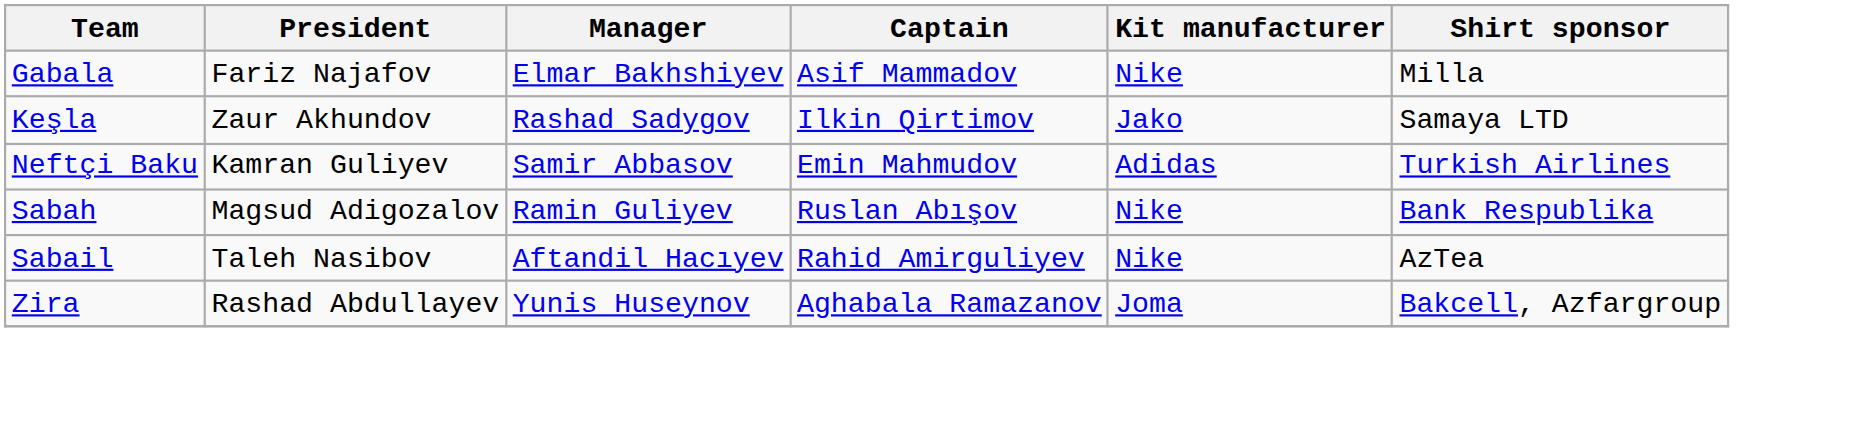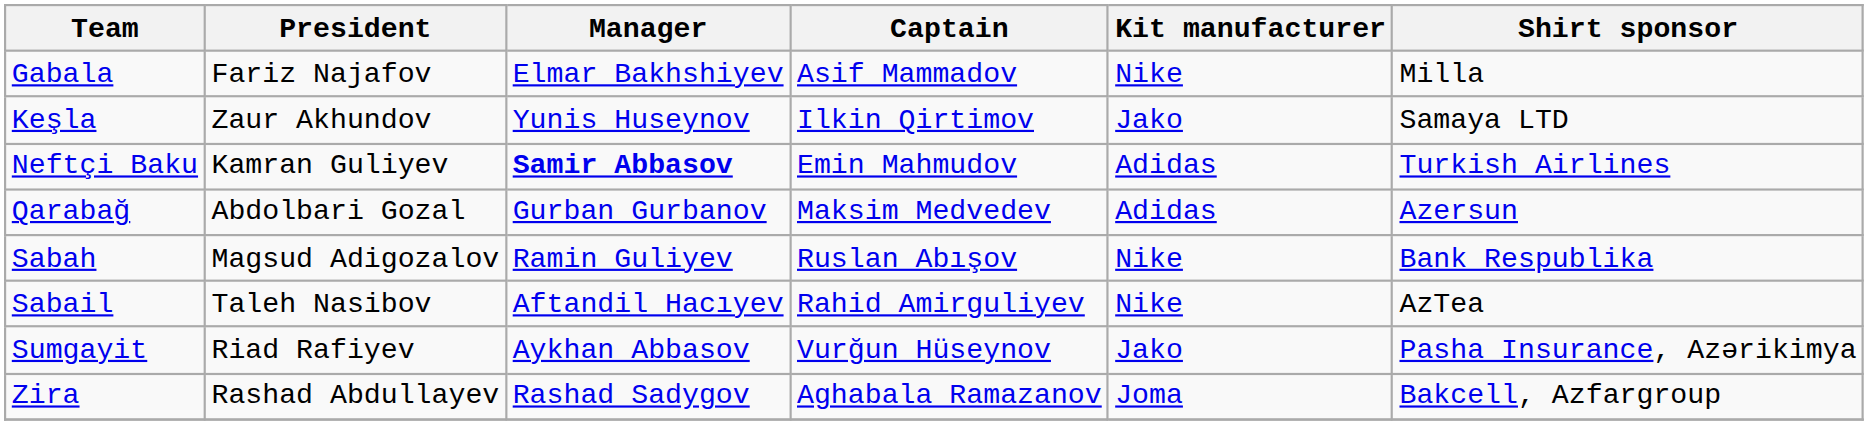(631, 120) Rashad Sadygov -> (631, 120) Yunis Huseynov
(623, 166) normal -> (623, 166) bold
+ row: (71, 212)
+ row: (80, 350)
(631, 304) Yunis Huseynov -> (631, 396) Rashad Sadygov
